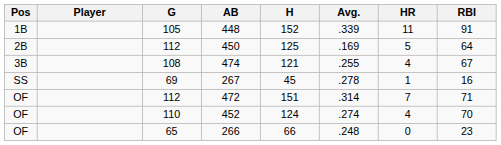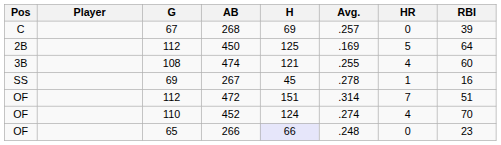+ row: (231, 30)
- row: (231, 30)
(467, 64) 67 -> (467, 64) 60
(467, 98) 71 -> (467, 98) 51
(290, 132) no background -> (290, 132) lavender background
